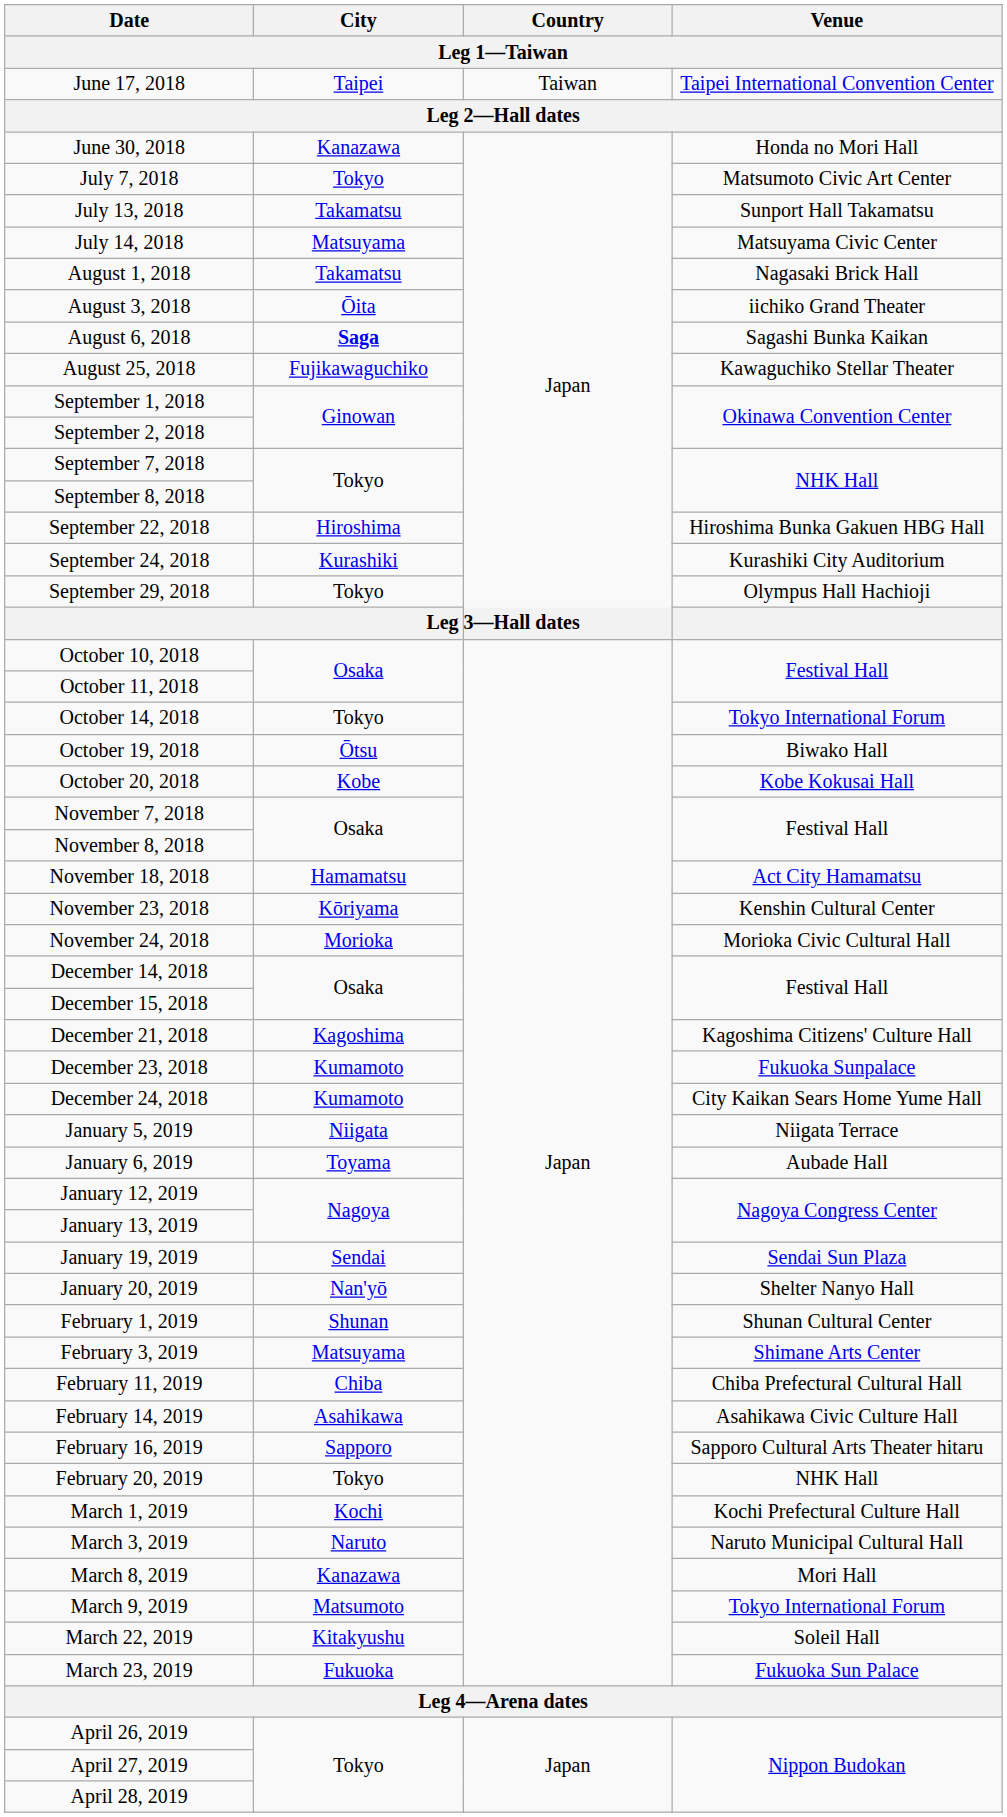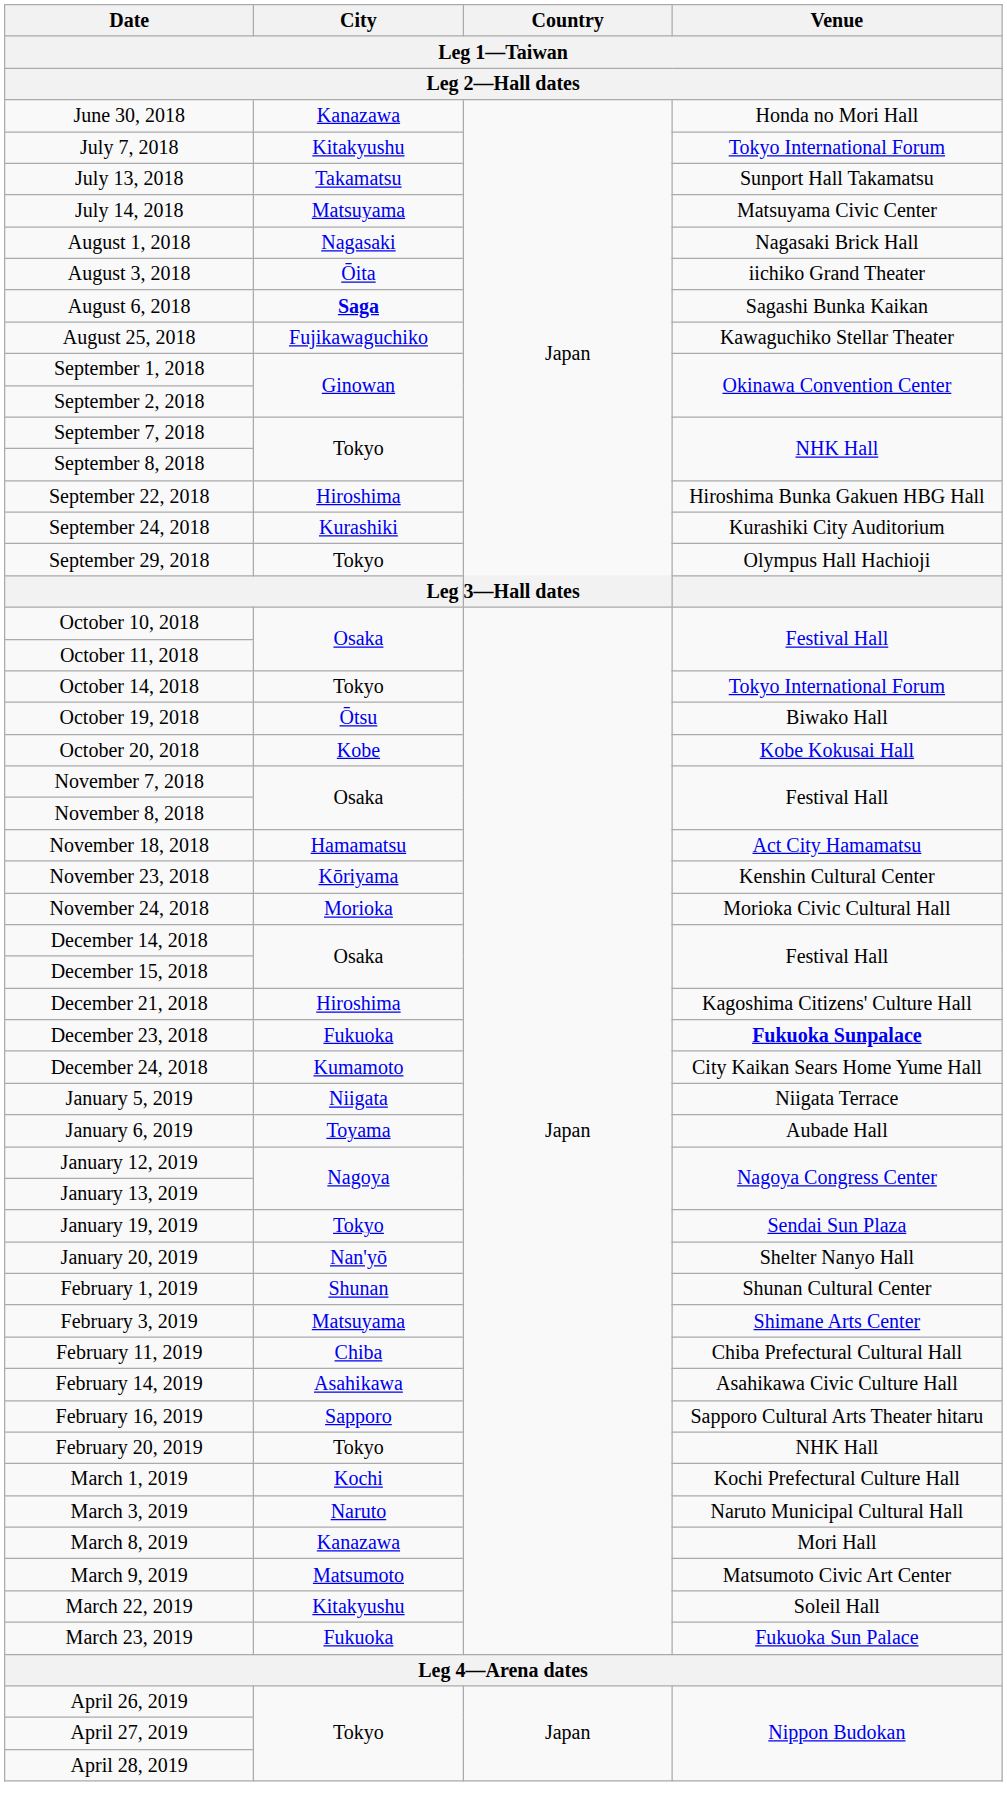- row: (129, 83)
(358, 178) Tokyo -> (358, 147) Kitakyushu
(837, 178) Matsumoto Civic Art Center -> (837, 147) Tokyo International Forum
(358, 274) Takamatsu -> (358, 242) Nagasaki
(358, 1035) Kagoshima -> (358, 1003) Hiroshima
(358, 1067) Kumamoto -> (358, 1035) Fukuoka
(837, 1067) normal -> (837, 1035) bold
(358, 1257) Sendai -> (358, 1225) Tokyo
(837, 1606) Tokyo International Forum -> (837, 1574) Matsumoto Civic Art Center
